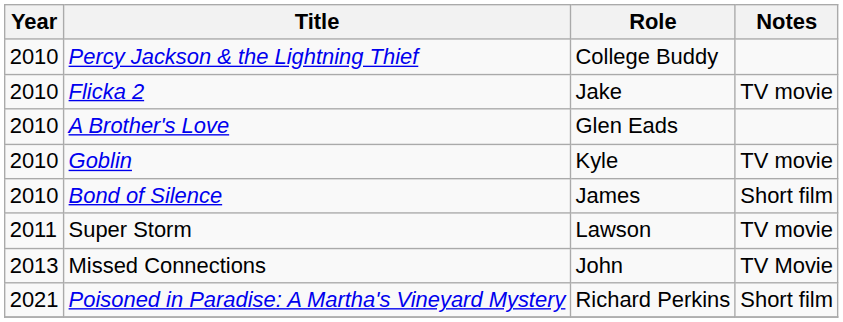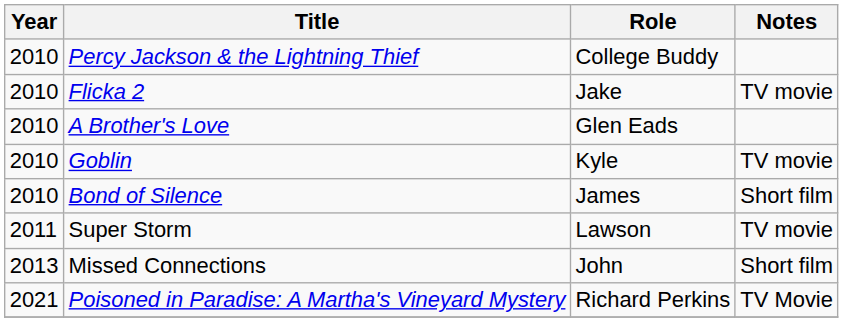(787, 265) TV Movie -> (787, 265) Short film
(787, 299) Short film -> (787, 299) TV Movie
